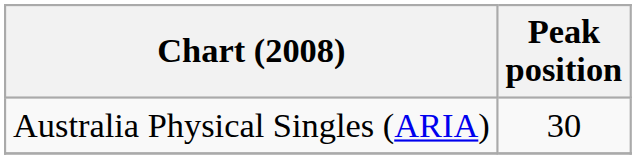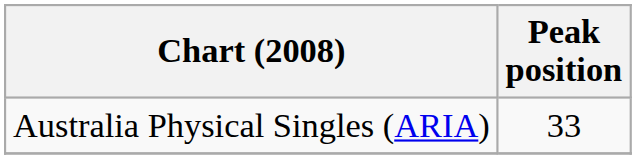(564, 125) 30 -> (564, 125) 33
